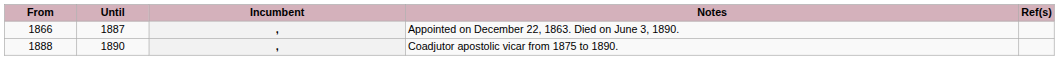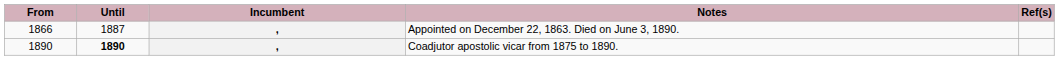(40, 47) 1888 -> (40, 47) 1890
(113, 47) normal -> (113, 47) bold
